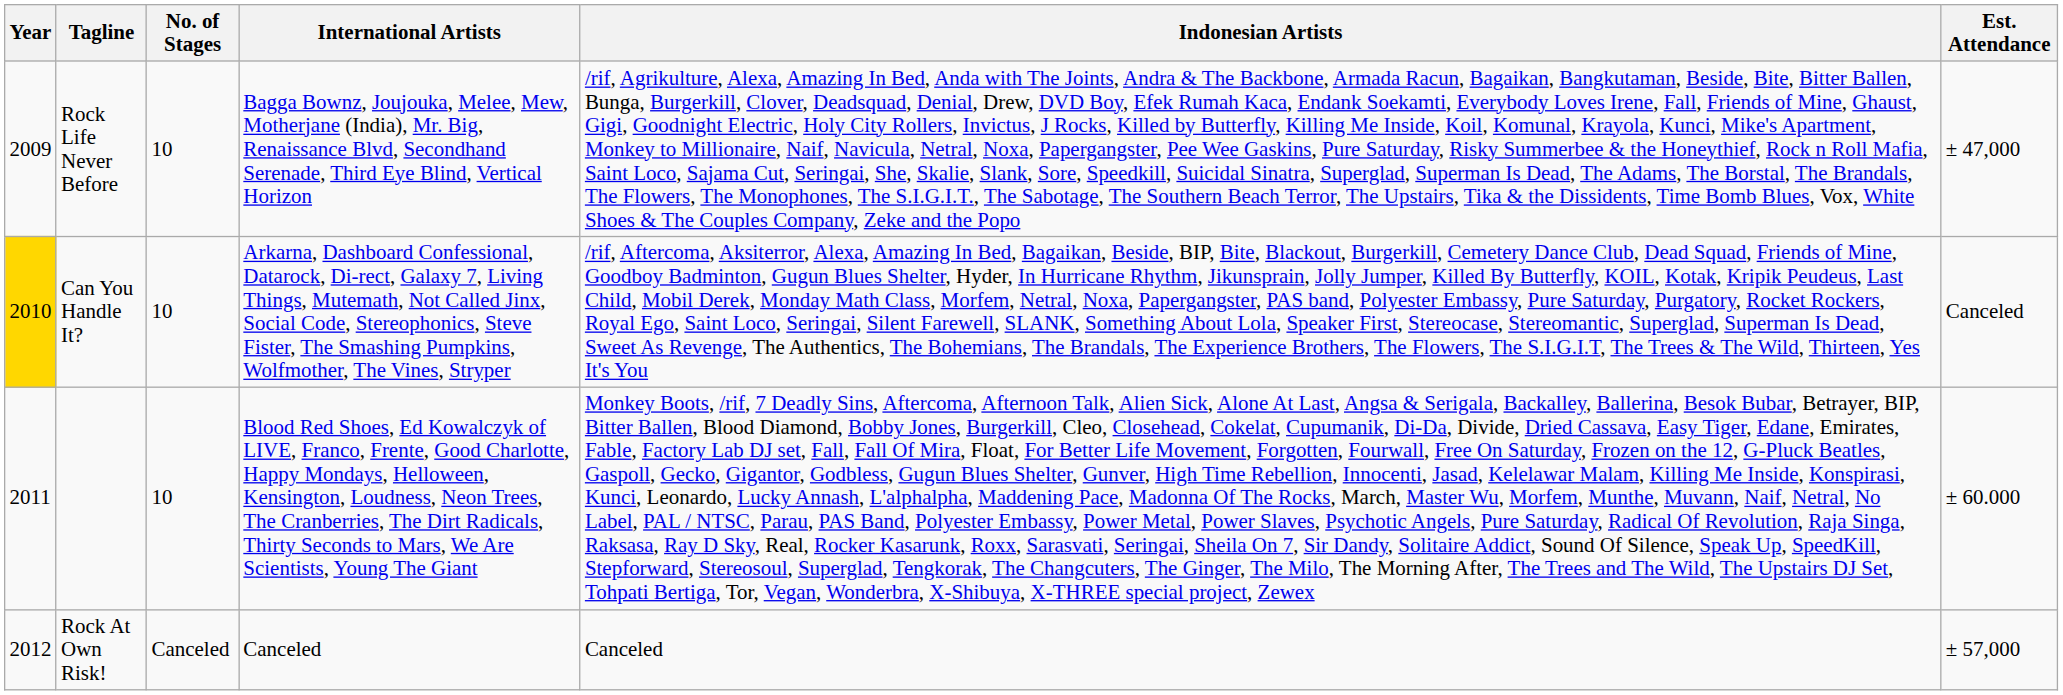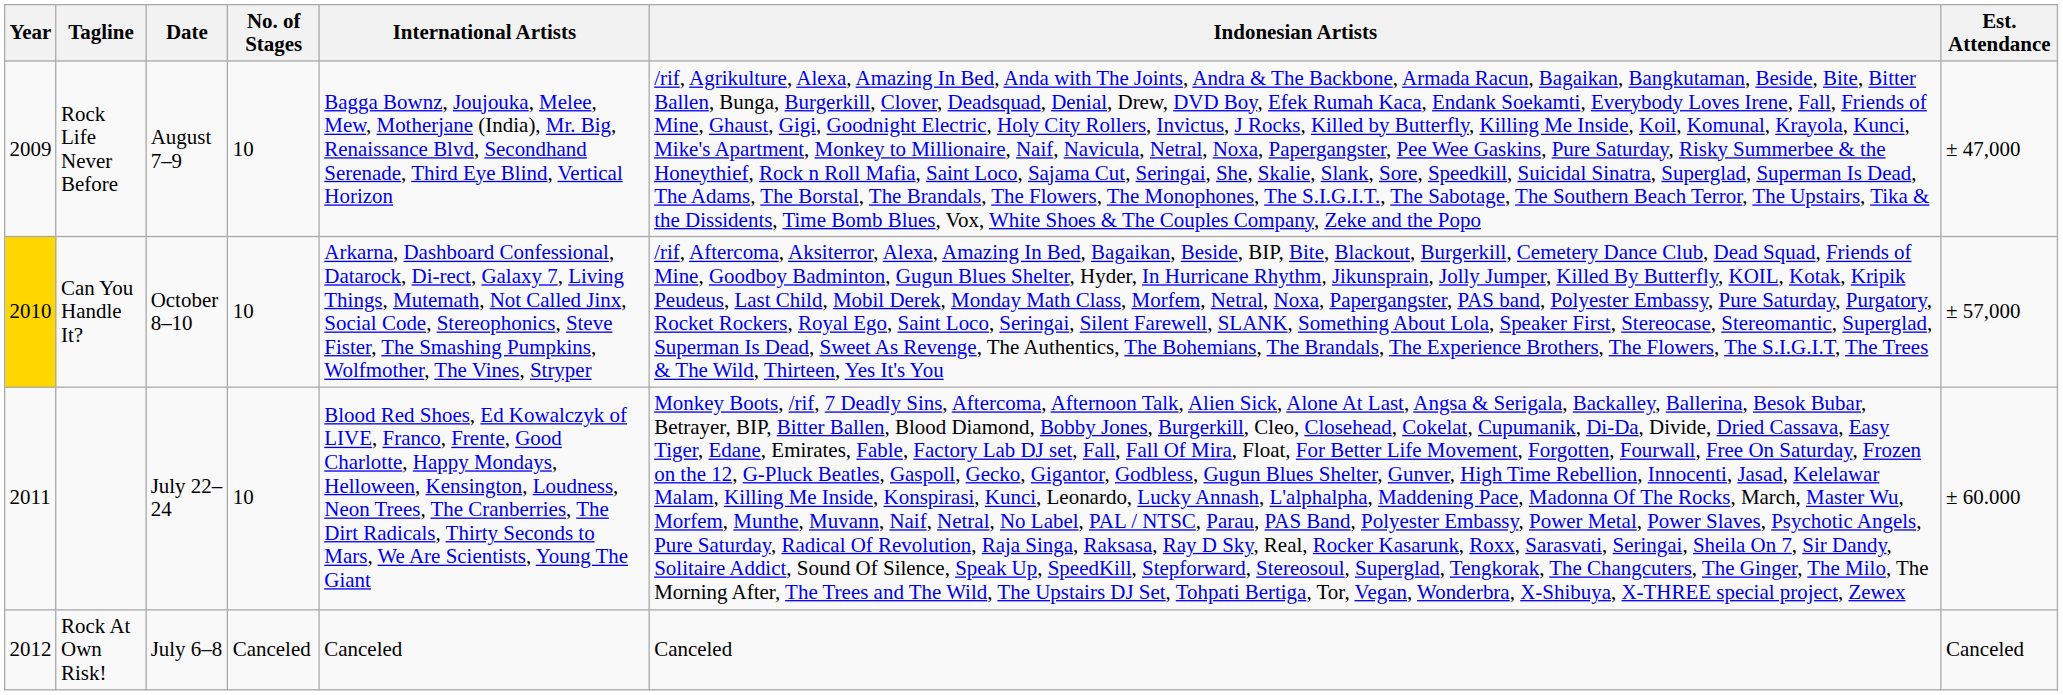+ column: (187, 32)
(1985, 311) Canceled -> (1983, 311) ± 57,000
(1983, 649) ± 57,000 -> (1985, 649) Canceled
